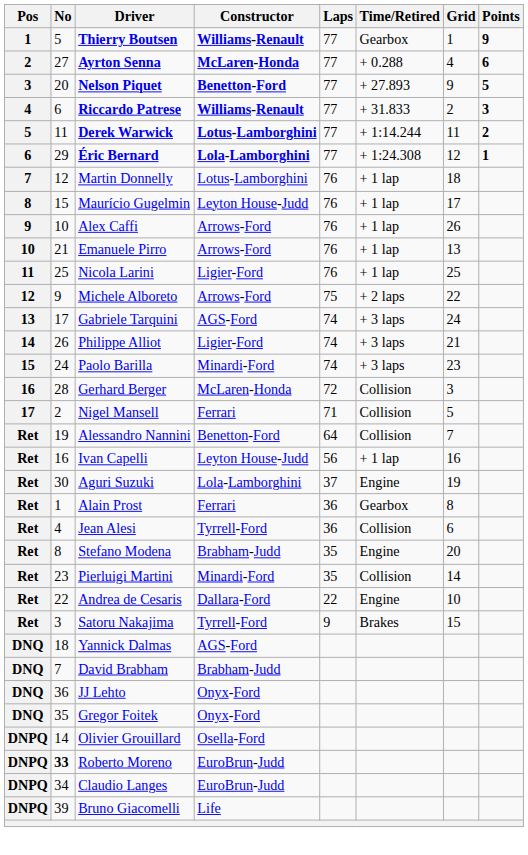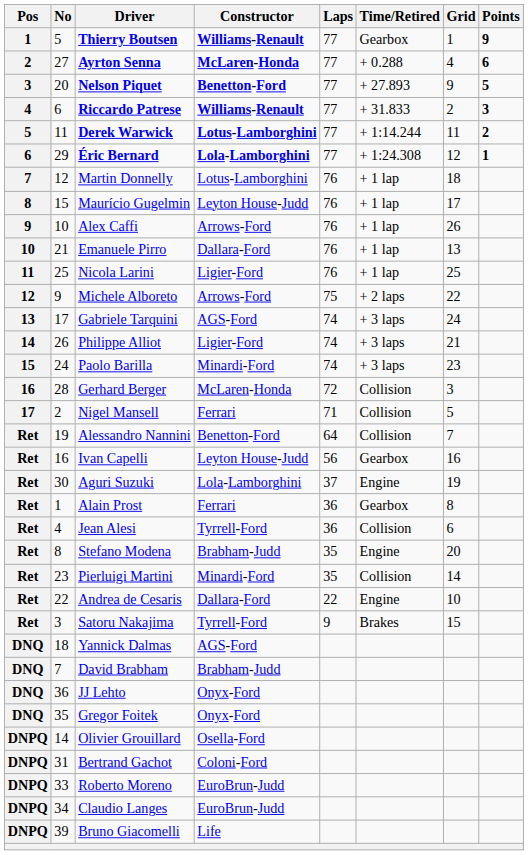(234, 249) Arrows-Ford -> (234, 249) Dallara-Ford
(379, 459) + 1 lap -> (384, 459) Gearbox
+ row: (125, 762)
(61, 762) bold -> (61, 785) normal
